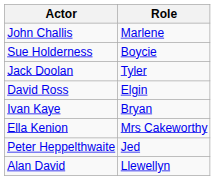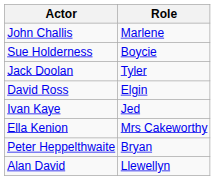(136, 109) Bryan -> (130, 109) Jed
(130, 147) Jed -> (136, 147) Bryan
